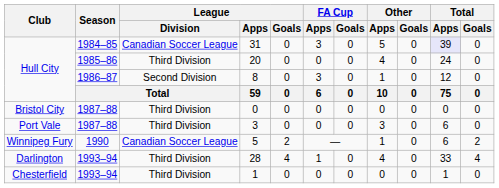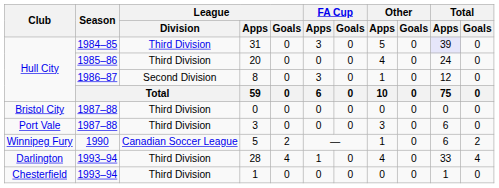(180, 45) Canadian Soccer League -> (180, 45) Third Division
